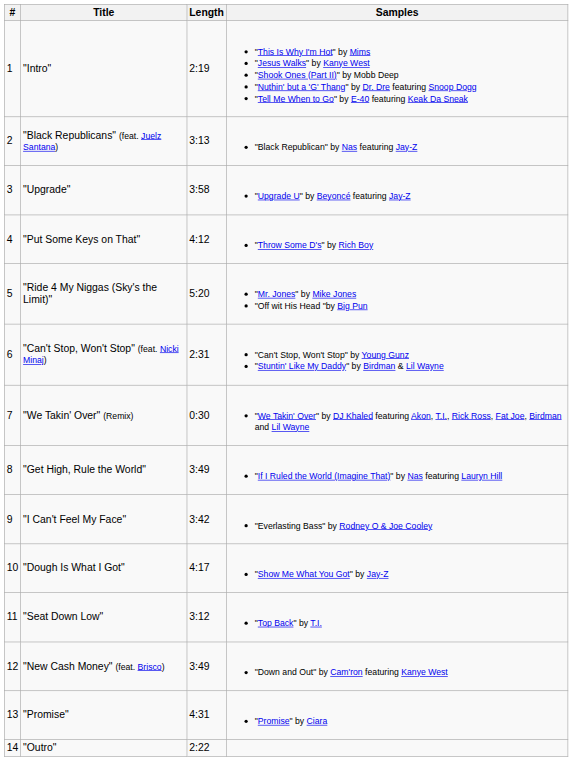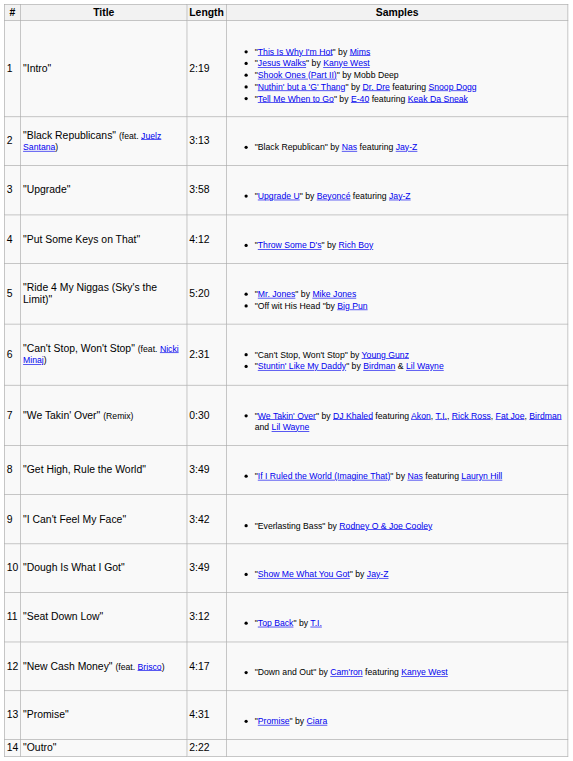(199, 568) 4:17 -> (199, 568) 3:49
(199, 666) 3:49 -> (199, 666) 4:17
